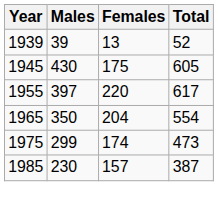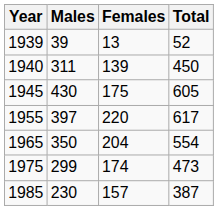+ row: (26, 67)
